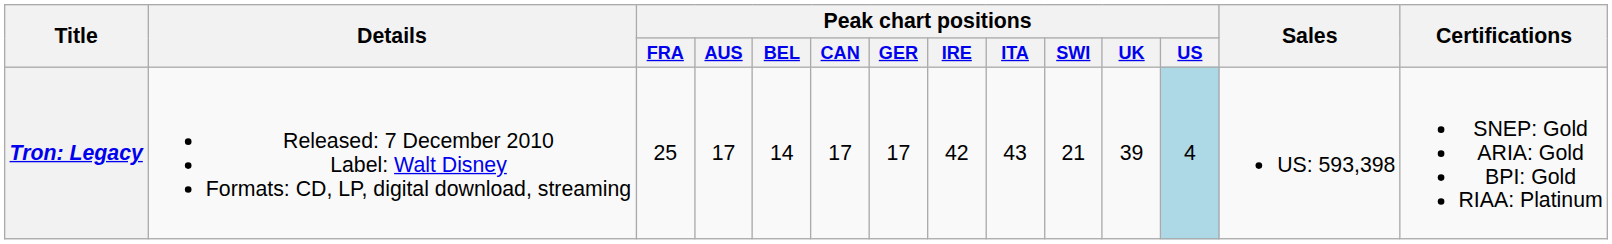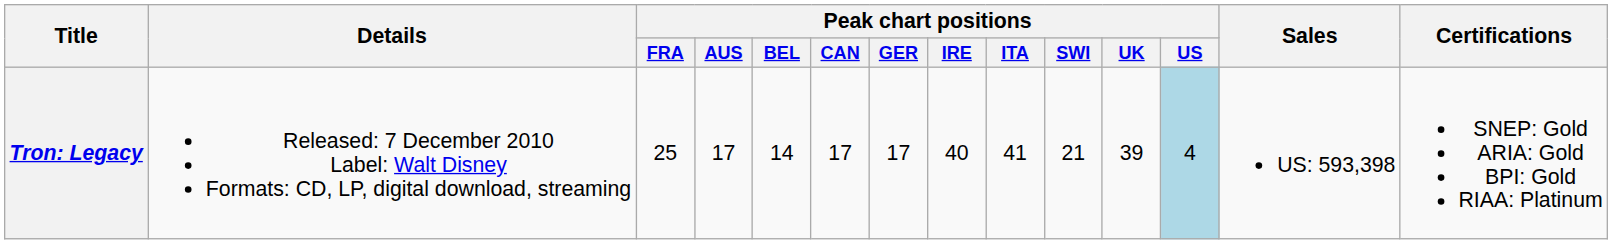(957, 152) 42 -> (957, 152) 40
(1015, 152) 43 -> (1015, 152) 41
